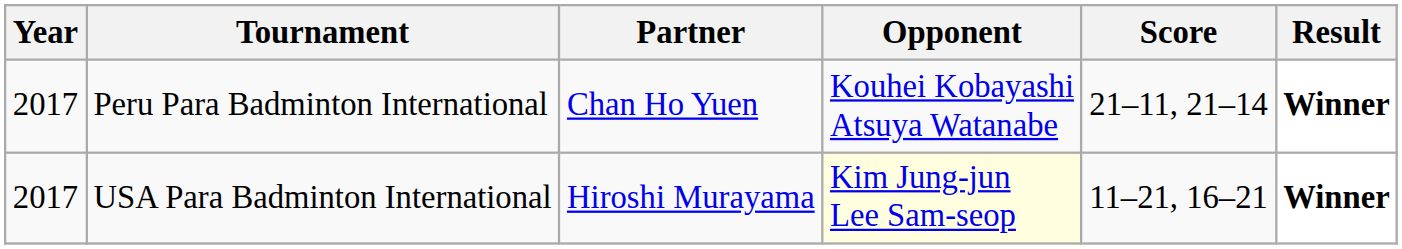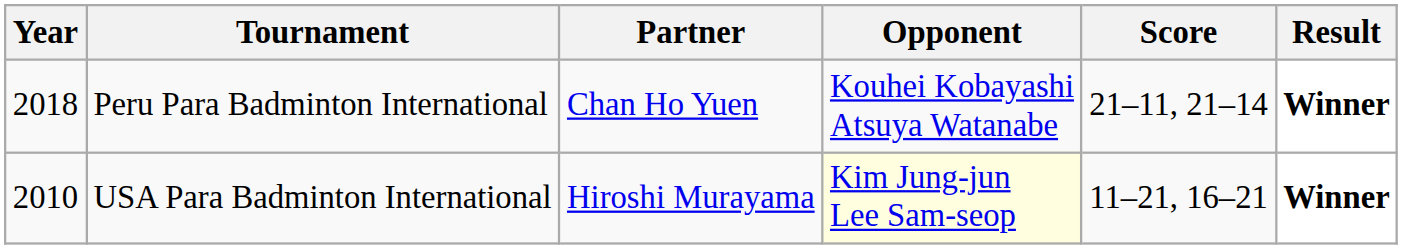(45, 105) 2017 -> (45, 105) 2018
(45, 197) 2017 -> (45, 197) 2010
